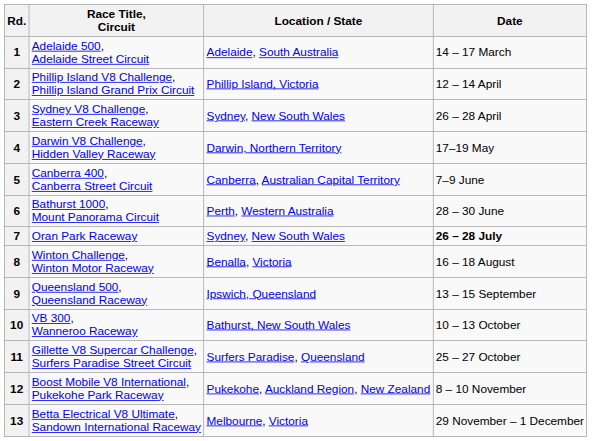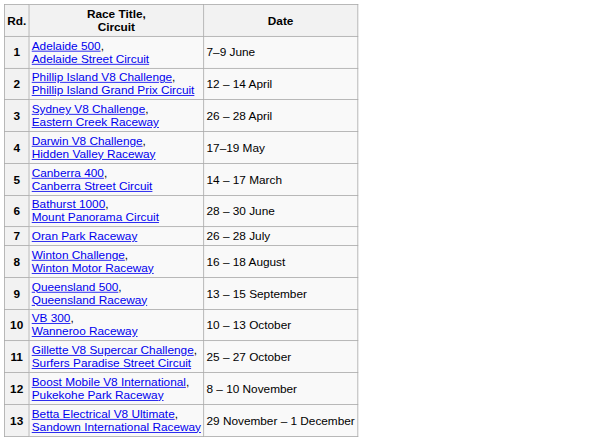- column: (318, 21)
(473, 52) 14 – 17 March -> (231, 52) 7–9 June
(460, 180) 7–9 June -> (244, 180) 14 – 17 March
(469, 237) bold -> (238, 237) normal
